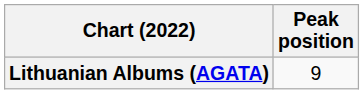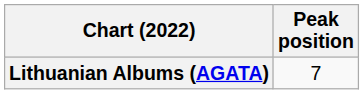(316, 72) 9 -> (316, 72) 7
